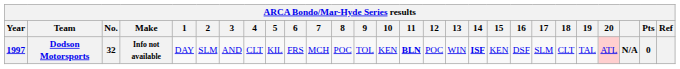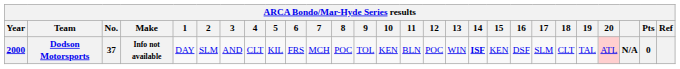(16, 50) 1997 -> (16, 50) 2000
(111, 50) 32 -> (111, 50) 37
(411, 50) bold -> (411, 50) normal
